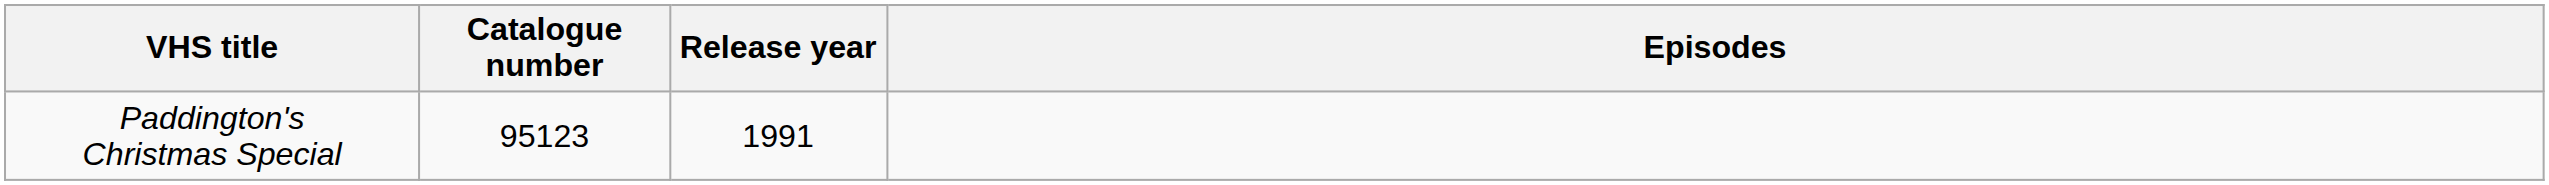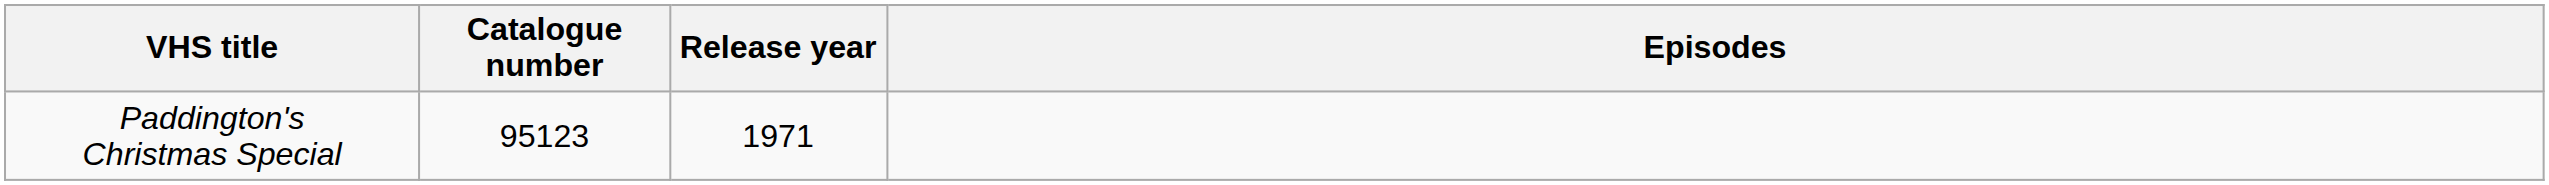(778, 135) 1991 -> (778, 135) 1971
